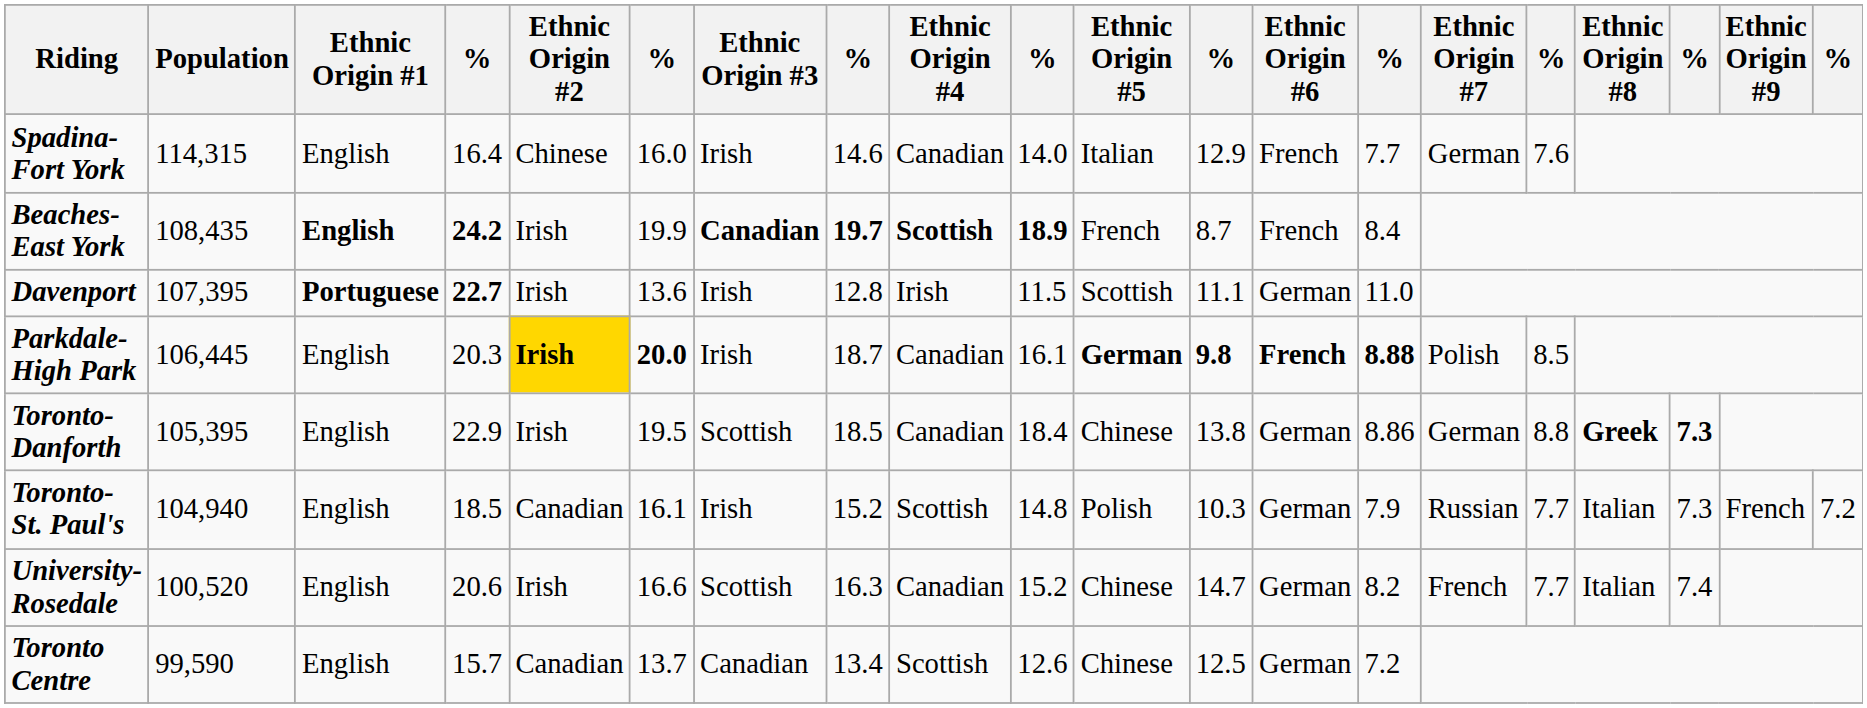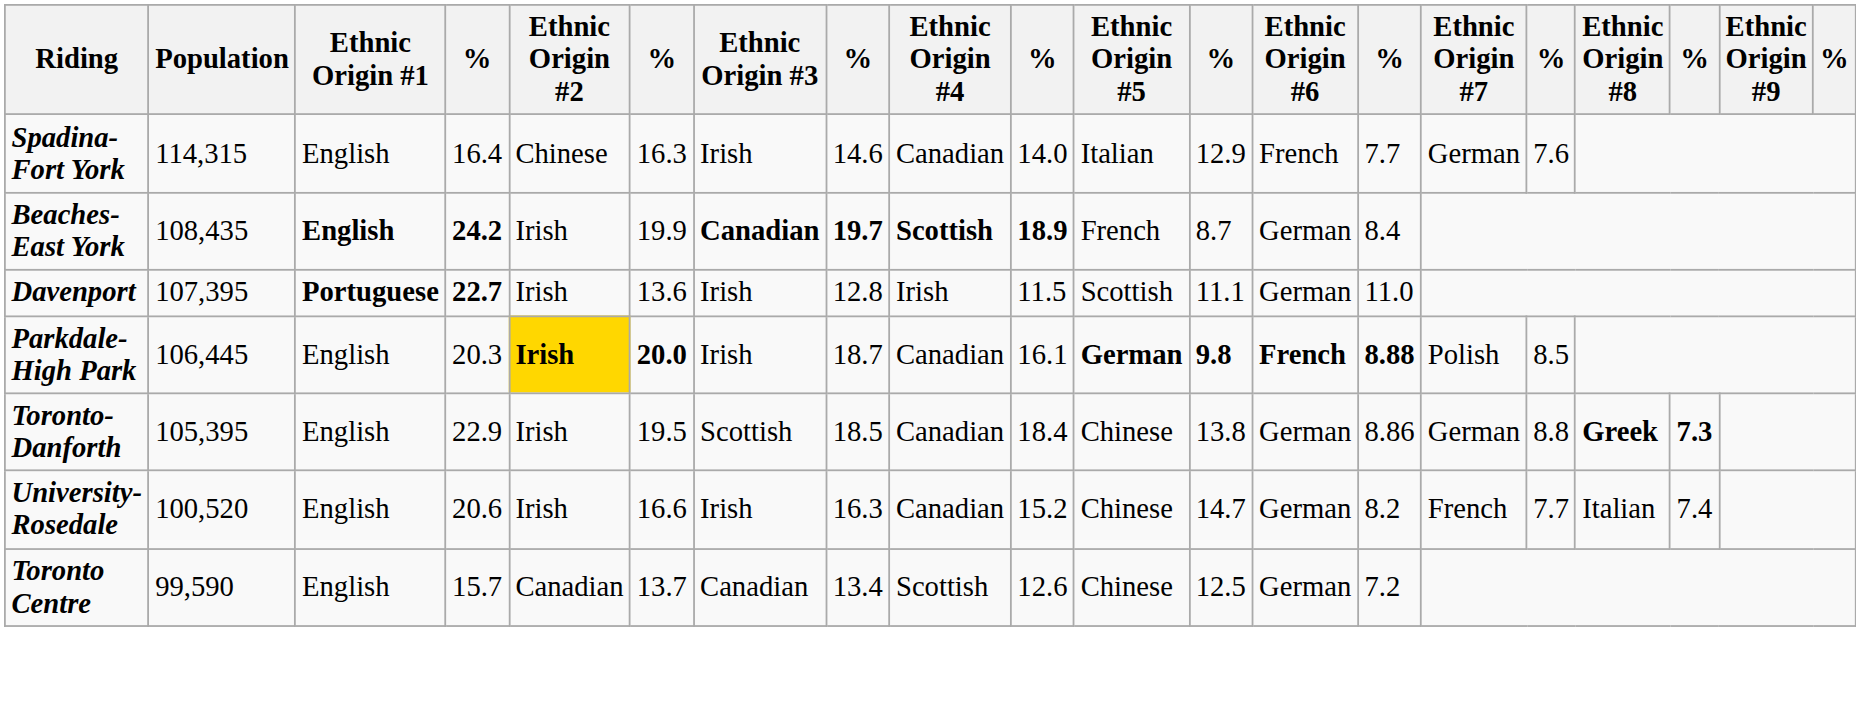(662, 153) 16.0 -> (662, 153) 16.3
(1299, 230) French -> (1305, 230) German
- row: (68, 509)
(746, 586) Scottish -> (726, 509) Irish
